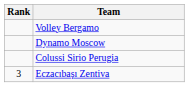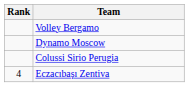(19, 74) 3 -> (19, 74) 4
